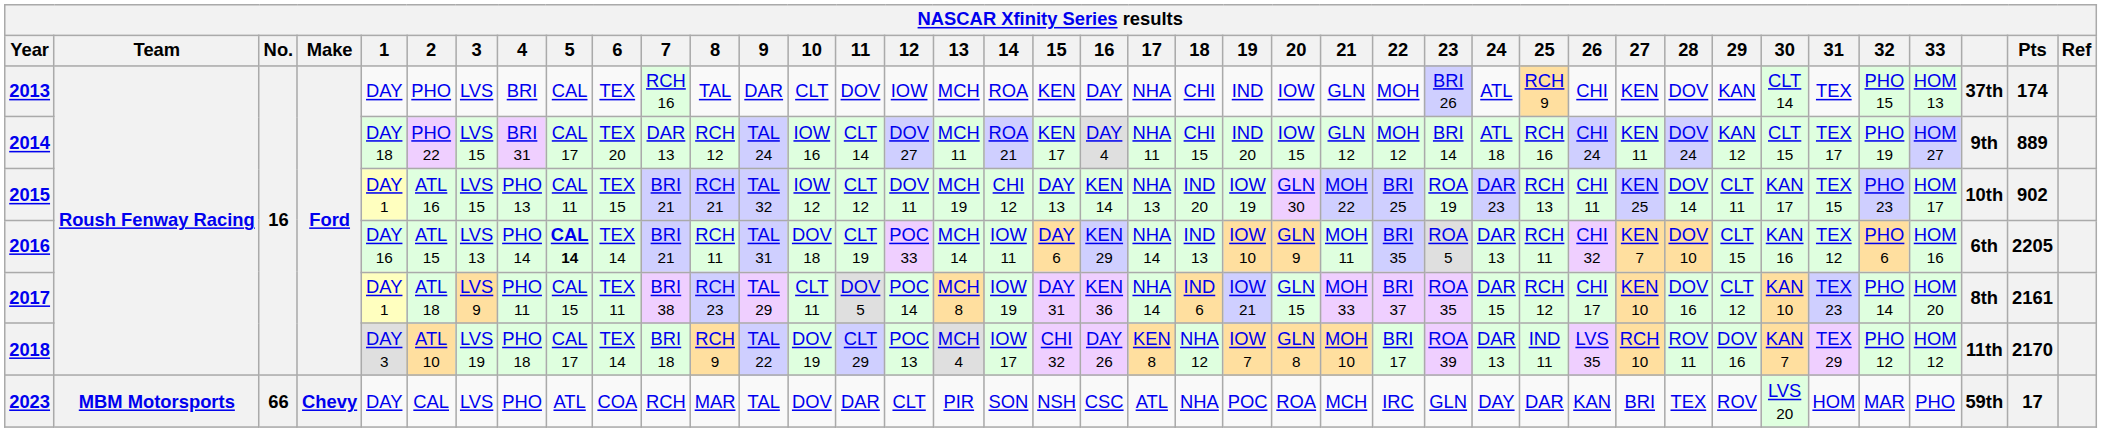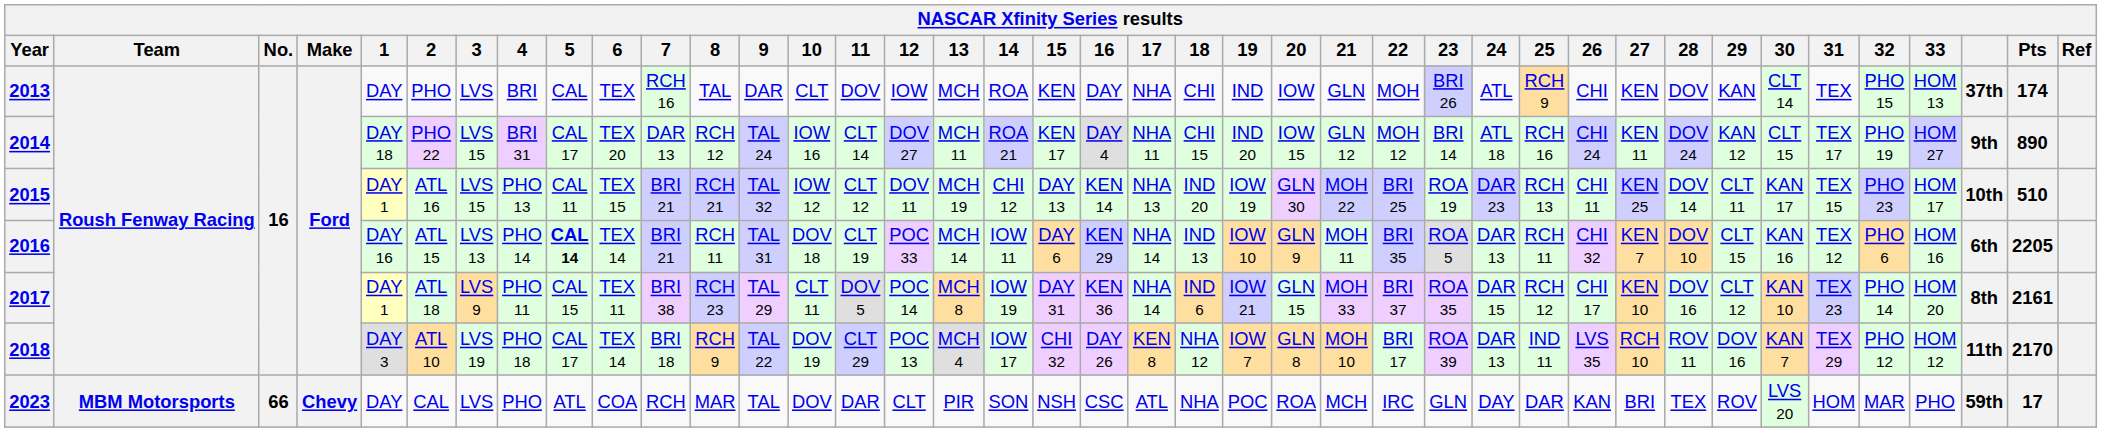(2032, 143) 889 -> (2032, 143) 890
(2032, 195) 902 -> (2032, 195) 510
